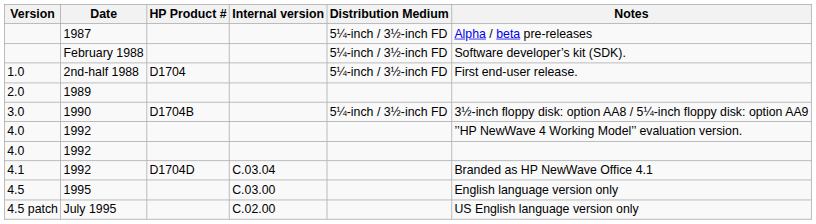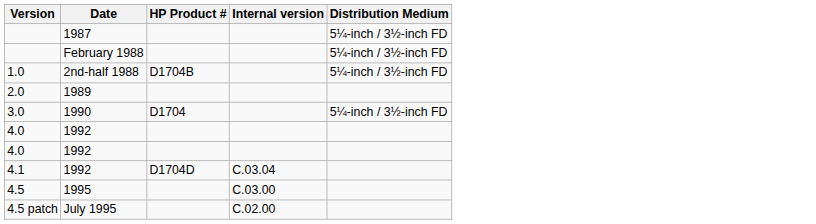- column: (631, 14)
(168, 72) D1704 -> (172, 72) D1704B
(172, 111) D1704B -> (168, 111) D1704
